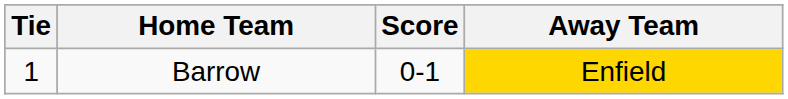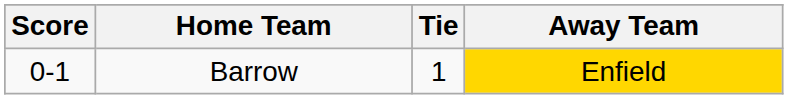columns swapped: (31, 26) <-> (420, 26)
